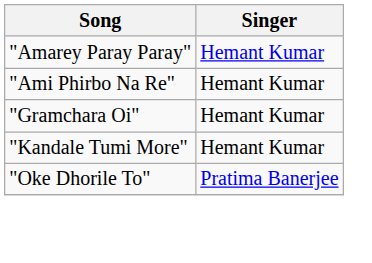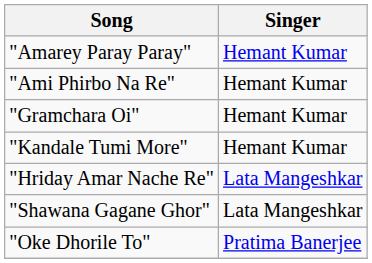+ row: (112, 178)
+ row: (110, 210)
